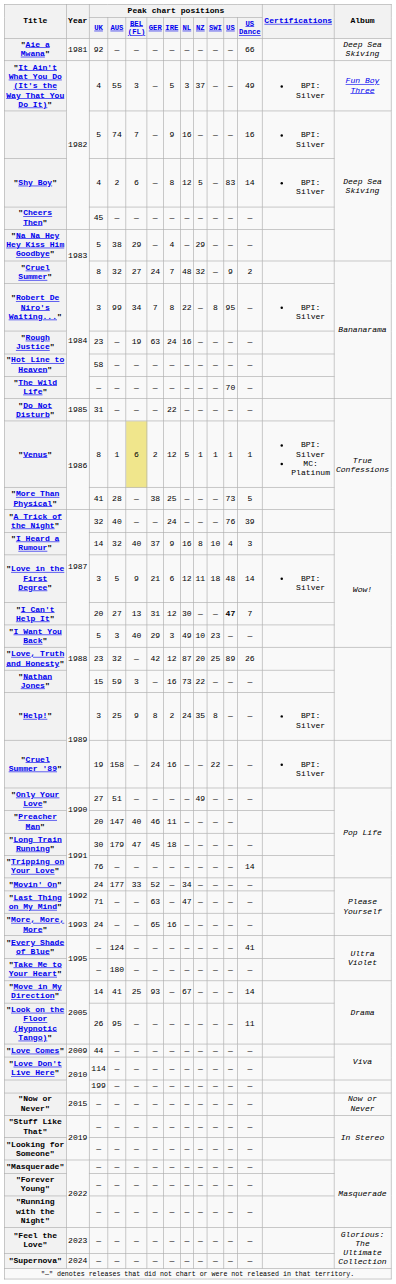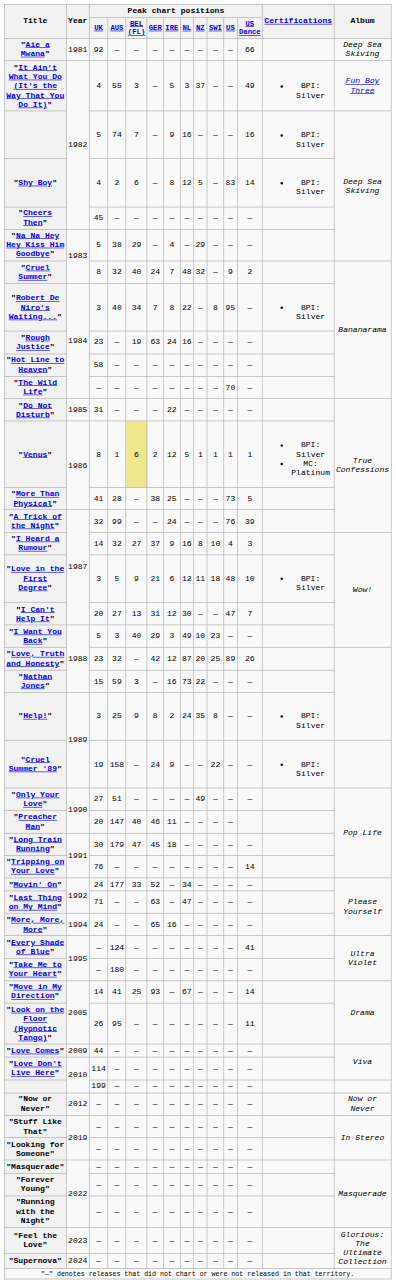(137, 272) 27 -> (137, 272) 40
(117, 307) 99 -> (117, 307) 40
(117, 521) 40 -> (117, 521) 99
(137, 544) 40 -> (137, 544) 27
(250, 579) 14 -> (250, 579) 10
(230, 614) bold -> (230, 614) normal
(172, 764) 16 -> (172, 764) 9
(78, 925) 1993 -> (78, 925) 1994
(78, 1104) 2015 -> (78, 1104) 2012
